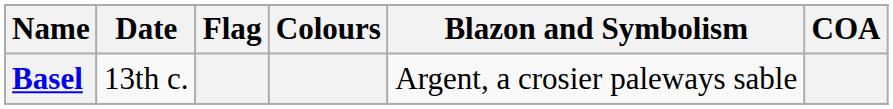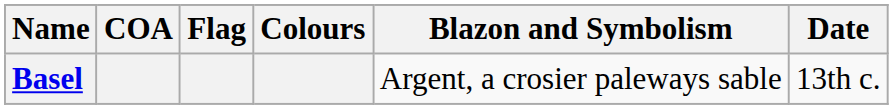columns swapped: (846, 29) <-> (146, 29)
